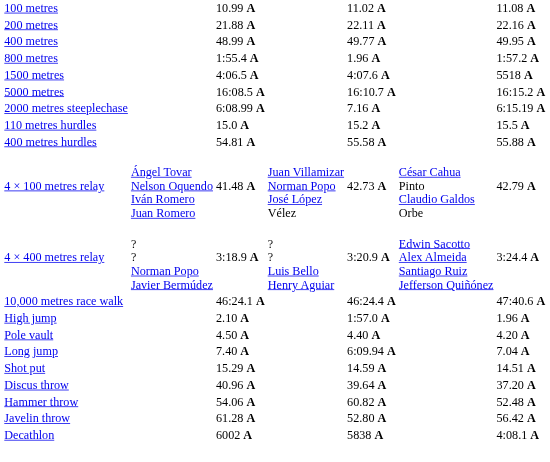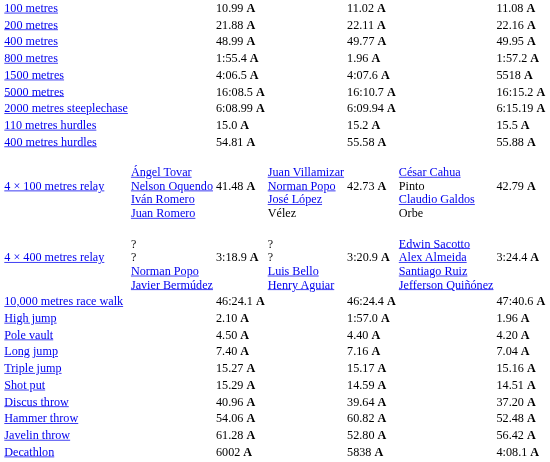(364, 108) 7.16 A -> (371, 108) 6:09.94 A
(371, 351) 6:09.94 A -> (364, 351) 7.16 A
+ row: (33, 368)
